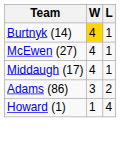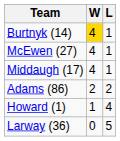(92, 88) 3 -> (92, 88) 2
+ row: (38, 126)
